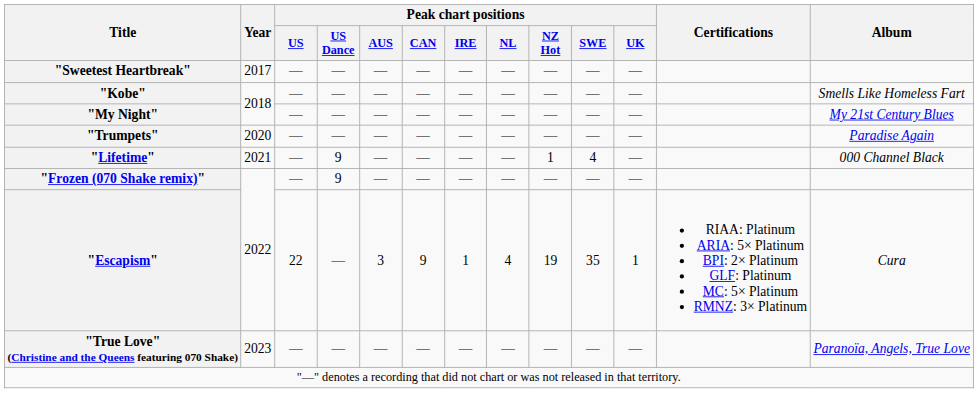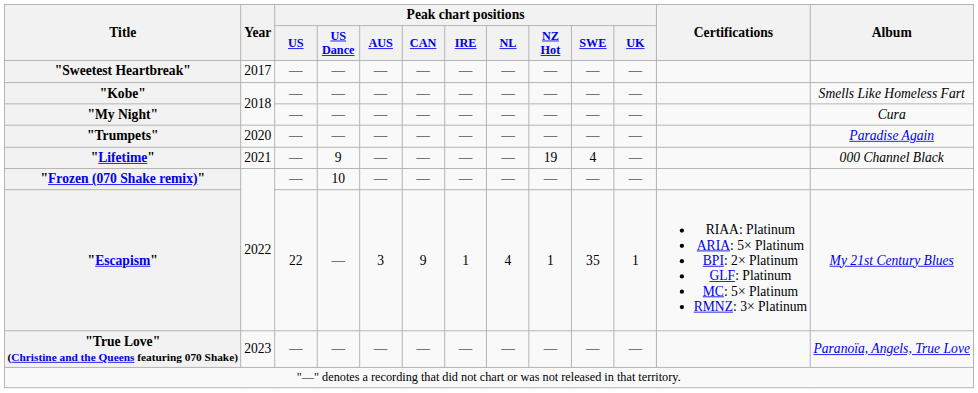(892, 114) My 21st Century Blues -> (892, 114) Cura
(550, 157) 1 -> (550, 157) 19
(338, 179) 9 -> (338, 179) 10
(550, 260) 19 -> (550, 260) 1
(892, 260) Cura -> (892, 260) My 21st Century Blues
